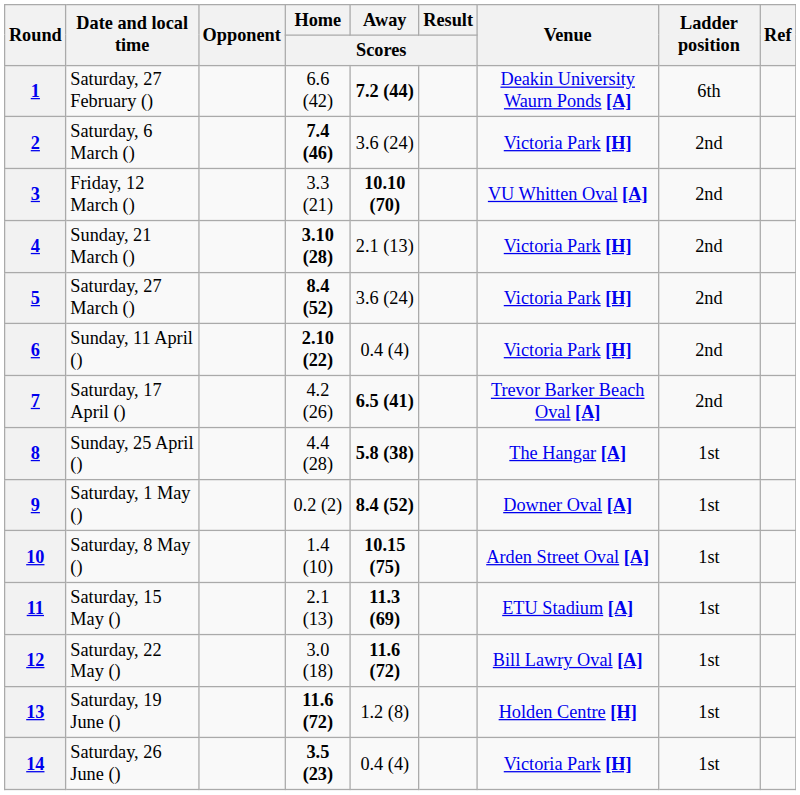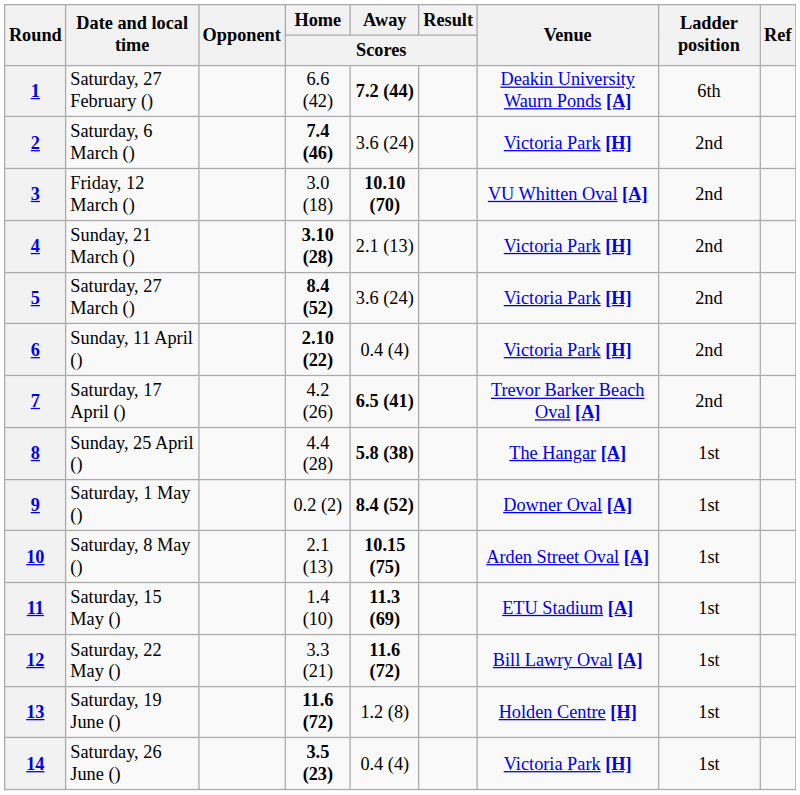(318, 194) 3.3 (21) -> (318, 194) 3.0 (18)
(318, 556) 1.4 (10) -> (318, 556) 2.1 (13)
(318, 608) 2.1 (13) -> (318, 608) 1.4 (10)
(318, 660) 3.0 (18) -> (318, 660) 3.3 (21)
